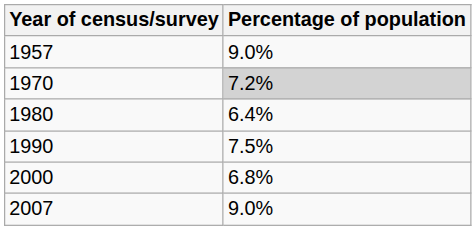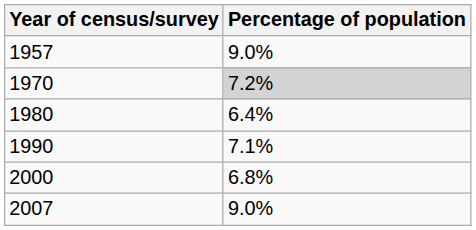(250, 146) 7.5% -> (250, 146) 7.1%
